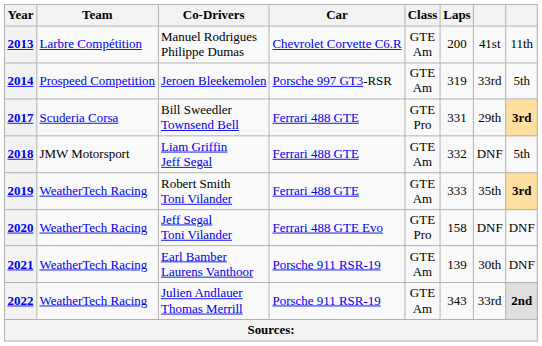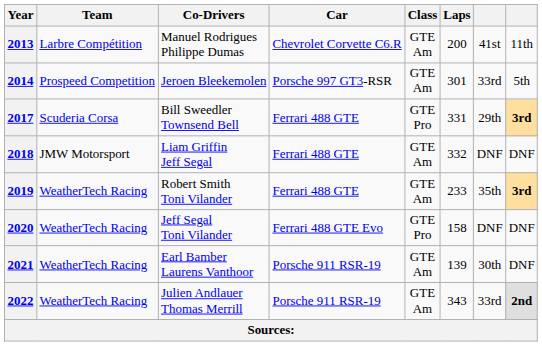(457, 81) 319 -> (457, 81) 301
(522, 154) 5th -> (522, 154) DNF
(457, 191) 333 -> (457, 191) 233
